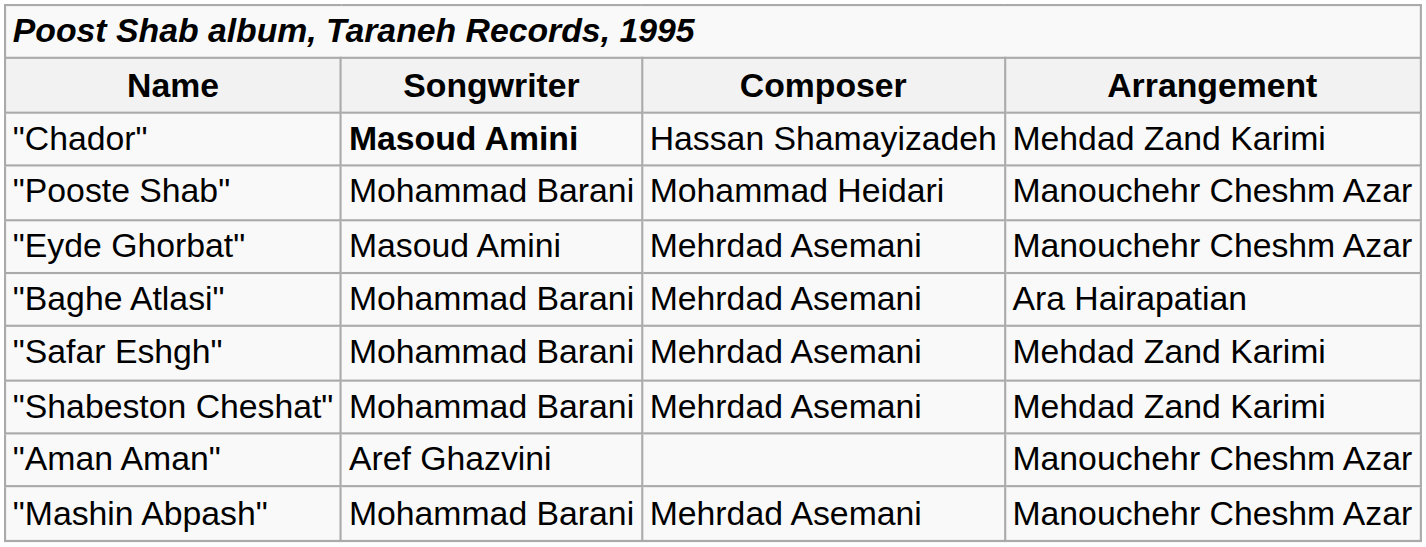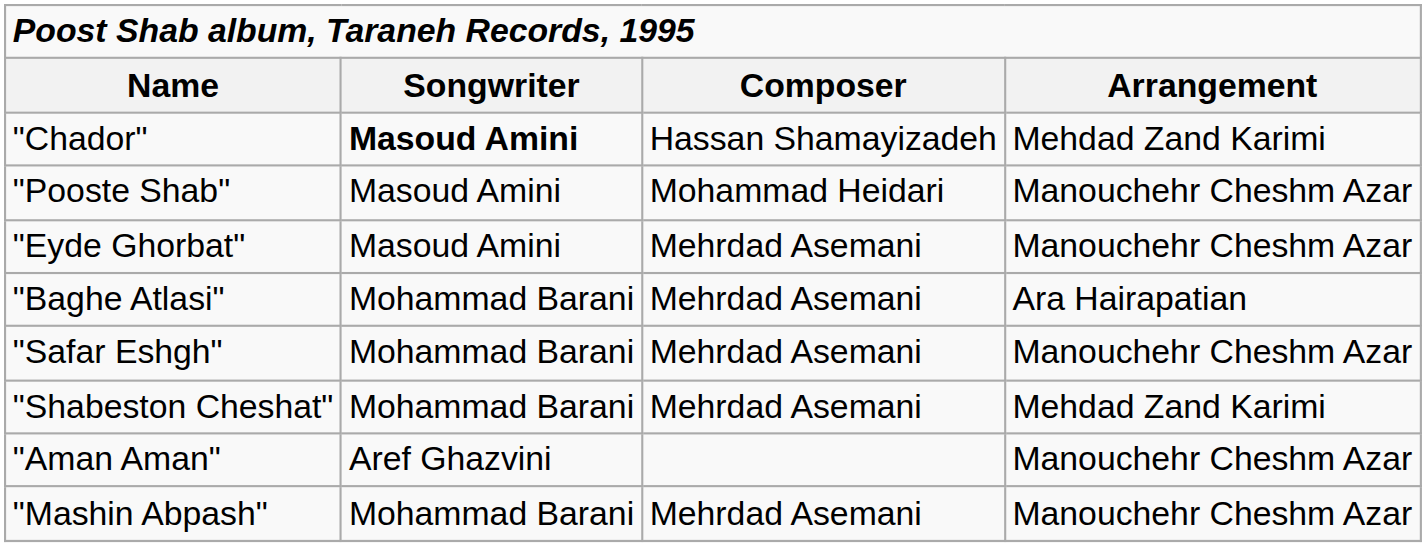(492, 191) Mohammad Barani -> (455, 191) Masoud Amini
(1169, 352) Mehdad Zand Karimi -> (1212, 352) Manouchehr Cheshm Azar
